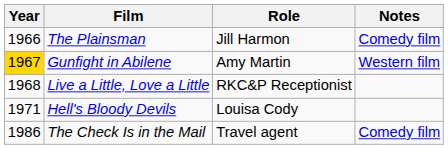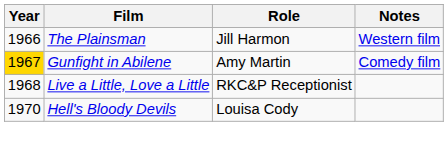(399, 39) Comedy film -> (399, 39) Western film
(399, 62) Western film -> (399, 62) Comedy film
(24, 109) 1971 -> (24, 109) 1970
- row: (126, 132)
